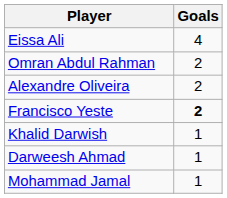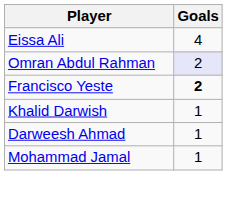(198, 63) no background -> (198, 63) lavender background
- row: (69, 87)
